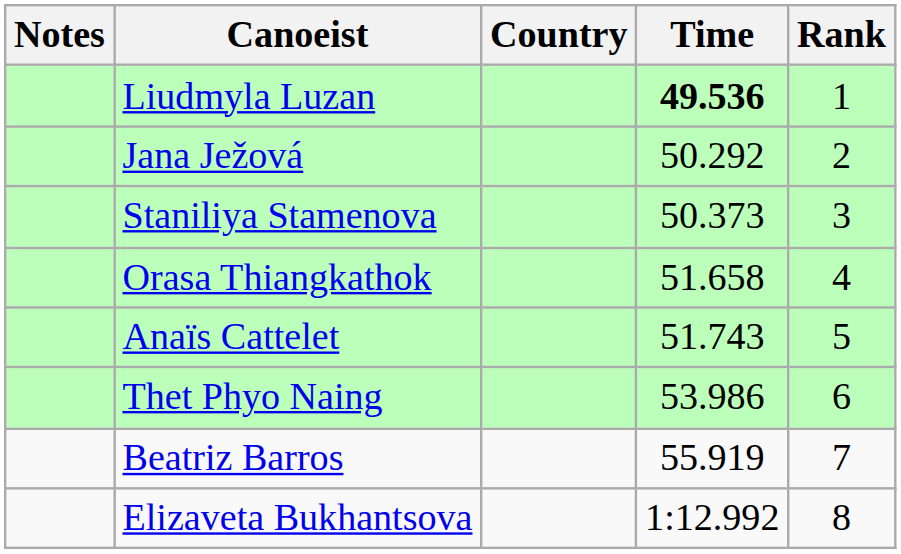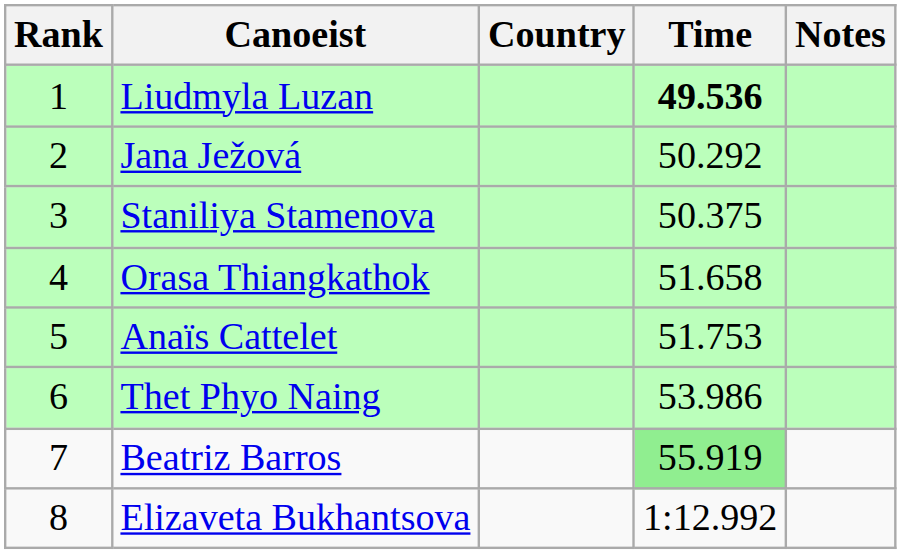columns swapped: (841, 34) <-> (59, 34)
(712, 215) 50.373 -> (710, 215) 50.375
(712, 336) 51.743 -> (710, 336) 51.753
(712, 457) no background -> (710, 457) lightgreen background
